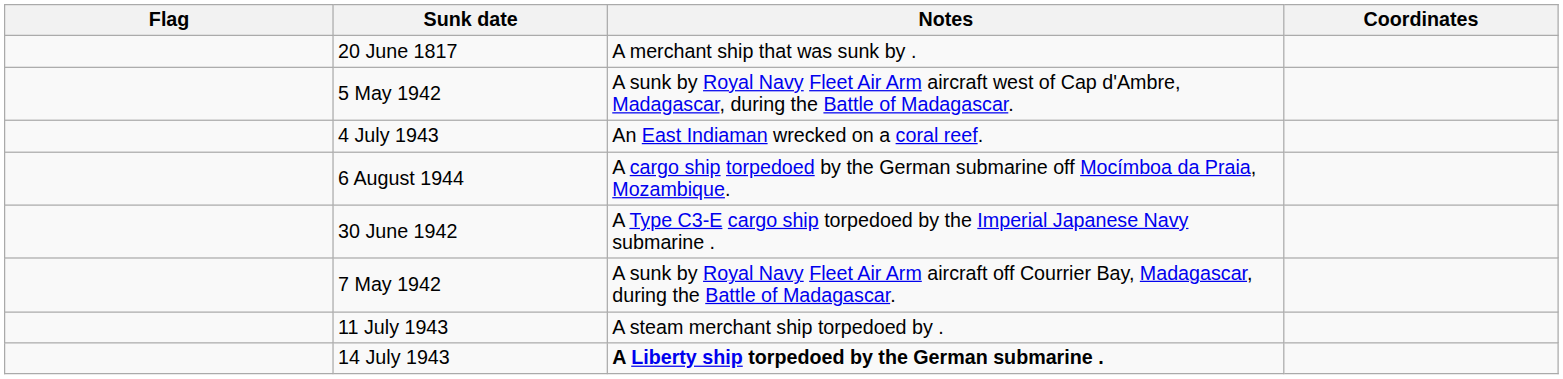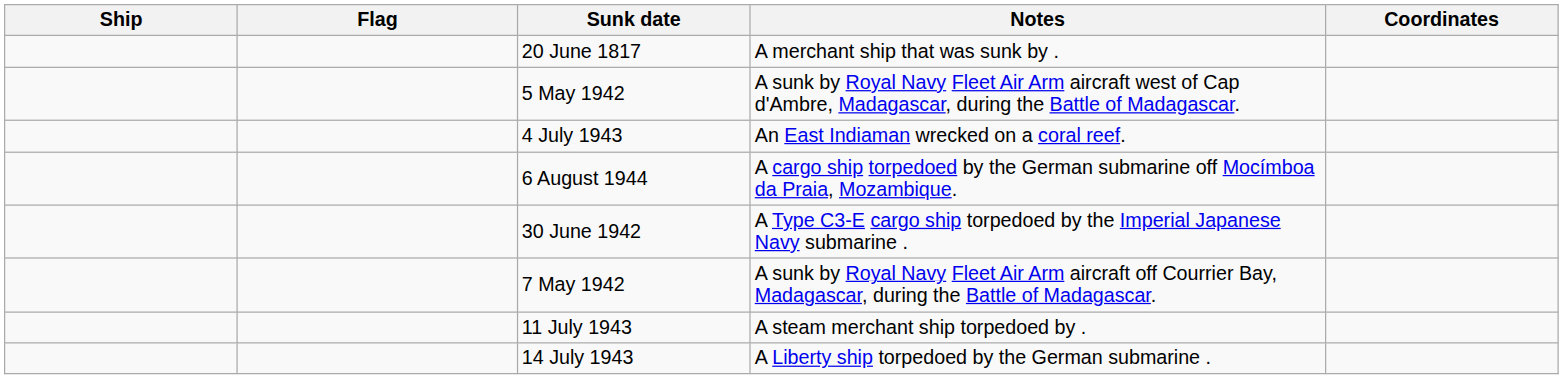+ column: (121, 20)
(858, 358) bold -> (983, 358) normal
